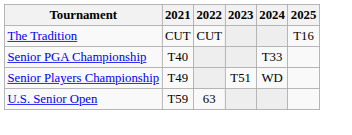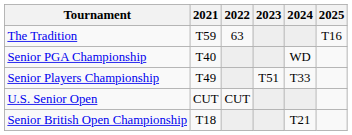(178, 36) CUT -> (206, 36) T59
(209, 36) CUT -> (237, 36) 63
(272, 57) T33 -> (300, 57) WD
(272, 78) WD -> (300, 78) T33
(178, 99) T59 -> (206, 99) CUT
(209, 99) 63 -> (237, 99) CUT
+ row: (97, 120)
